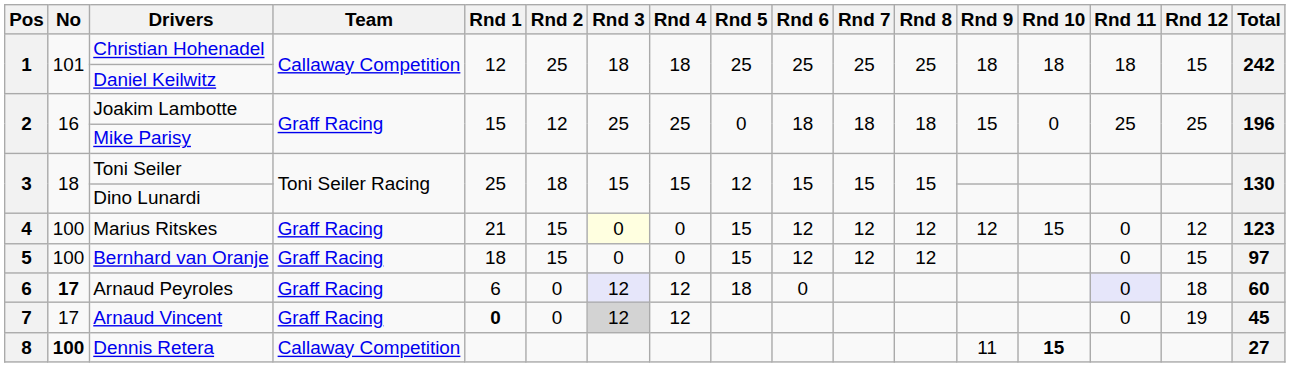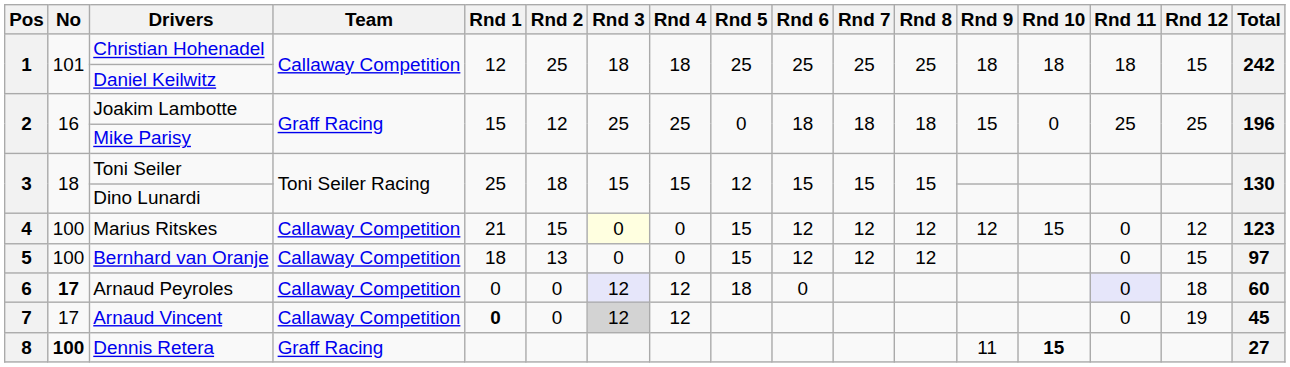(330, 228) Graff Racing -> (369, 228) Callaway Competition
(330, 258) Graff Racing -> (369, 258) Callaway Competition
(557, 258) 15 -> (557, 258) 13
(330, 287) Graff Racing -> (369, 287) Callaway Competition
(496, 287) 6 -> (496, 287) 0
(330, 317) Graff Racing -> (369, 317) Callaway Competition
(369, 347) Callaway Competition -> (330, 347) Graff Racing
